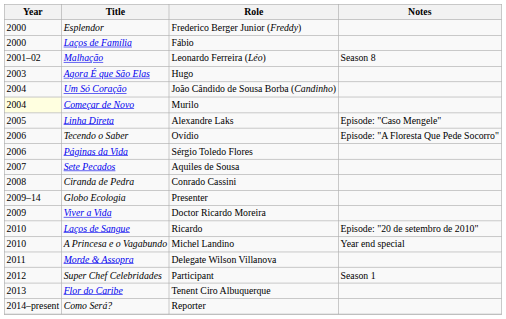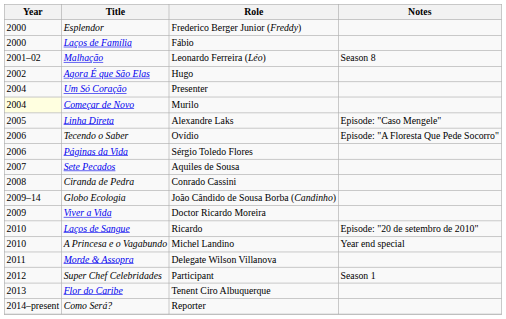(16, 74) 2003 -> (16, 74) 2002
(254, 89) João Cândido de Sousa Borba (Candinho) -> (190, 89) Presenter
(190, 197) Presenter -> (254, 197) João Cândido de Sousa Borba (Candinho)
